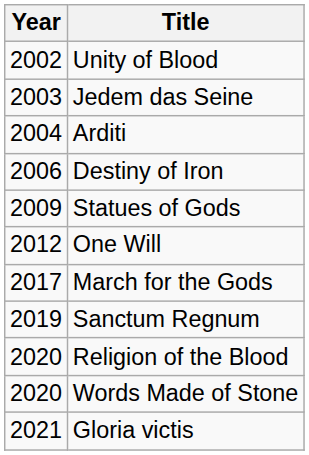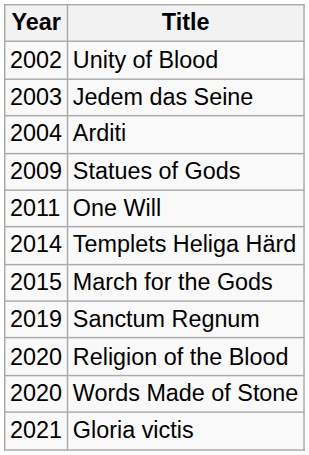- row: (148, 171)
(36, 245) 2012 -> (35, 208) 2011
+ row: (185, 245)
(36, 282) 2017 -> (36, 282) 2015
